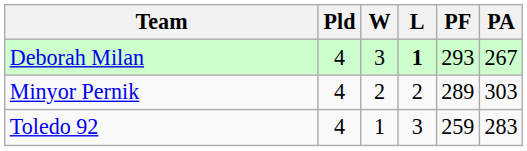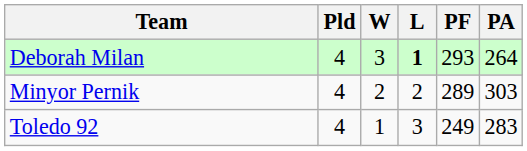(501, 57) 267 -> (501, 57) 264
(458, 127) 259 -> (458, 127) 249
